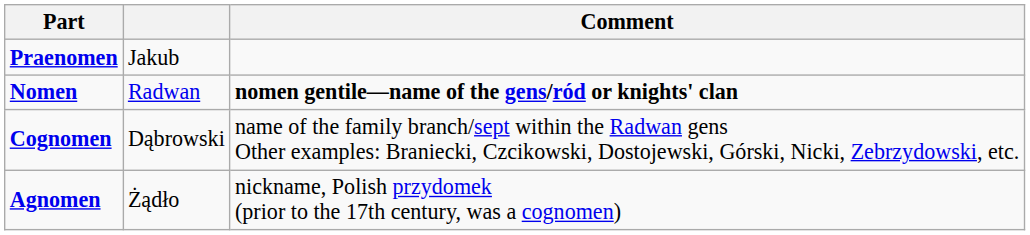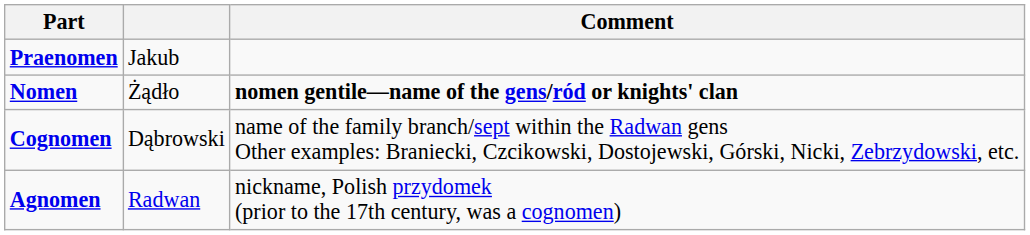(164, 92) Radwan -> (154, 92) Żądło
(154, 199) Żądło -> (164, 199) Radwan
